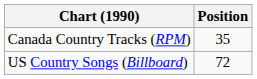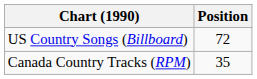rows swapped: (99, 39) <-> (98, 62)
